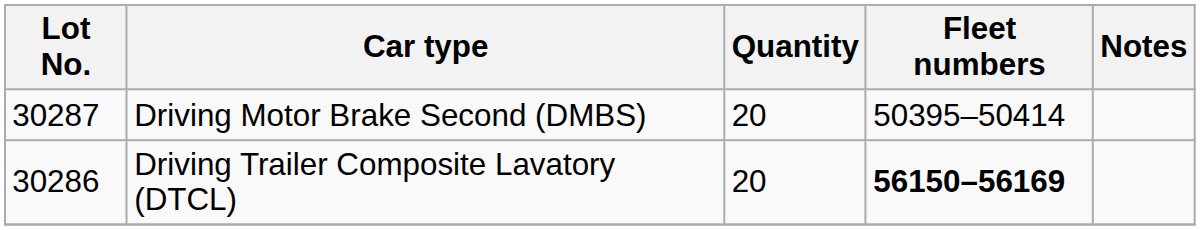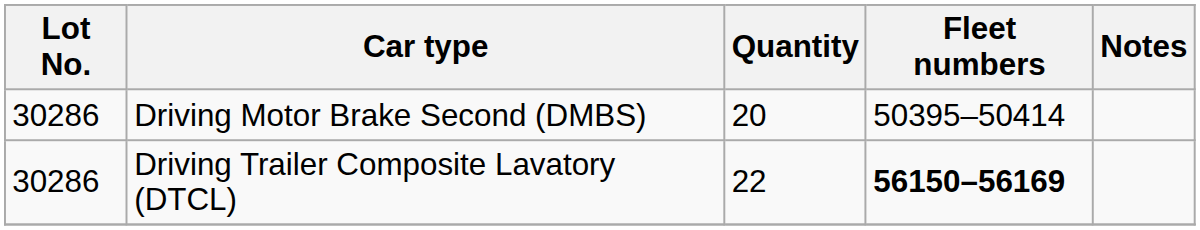(56, 114) 30287 -> (56, 114) 30286
(749, 181) 20 -> (749, 181) 22
